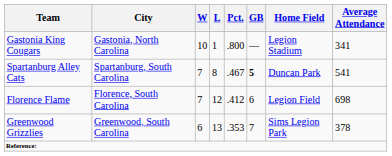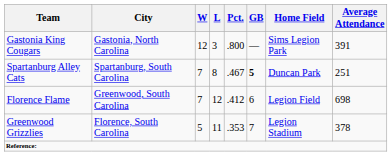(202, 45) 10 -> (202, 45) 12
(215, 45) 1 -> (215, 45) 3
(285, 45) Legion Stadium -> (294, 45) Sims Legion Park
(343, 45) 341 -> (343, 45) 391
(343, 72) 541 -> (343, 72) 251
(126, 100) Florence, South Carolina -> (132, 100) Greenwood, South Carolina
(132, 127) Greenwood, South Carolina -> (126, 127) Florence, South Carolina
(200, 127) 6 -> (200, 127) 5
(217, 127) 13 -> (217, 127) 11
(294, 127) Sims Legion Park -> (285, 127) Legion Stadium
